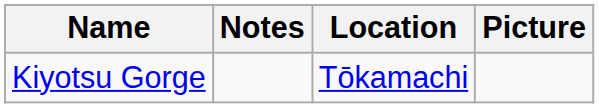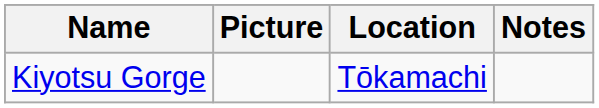columns swapped: (534, 28) <-> (262, 28)
